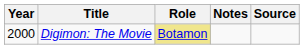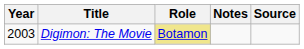(21, 34) 2000 -> (21, 34) 2003
